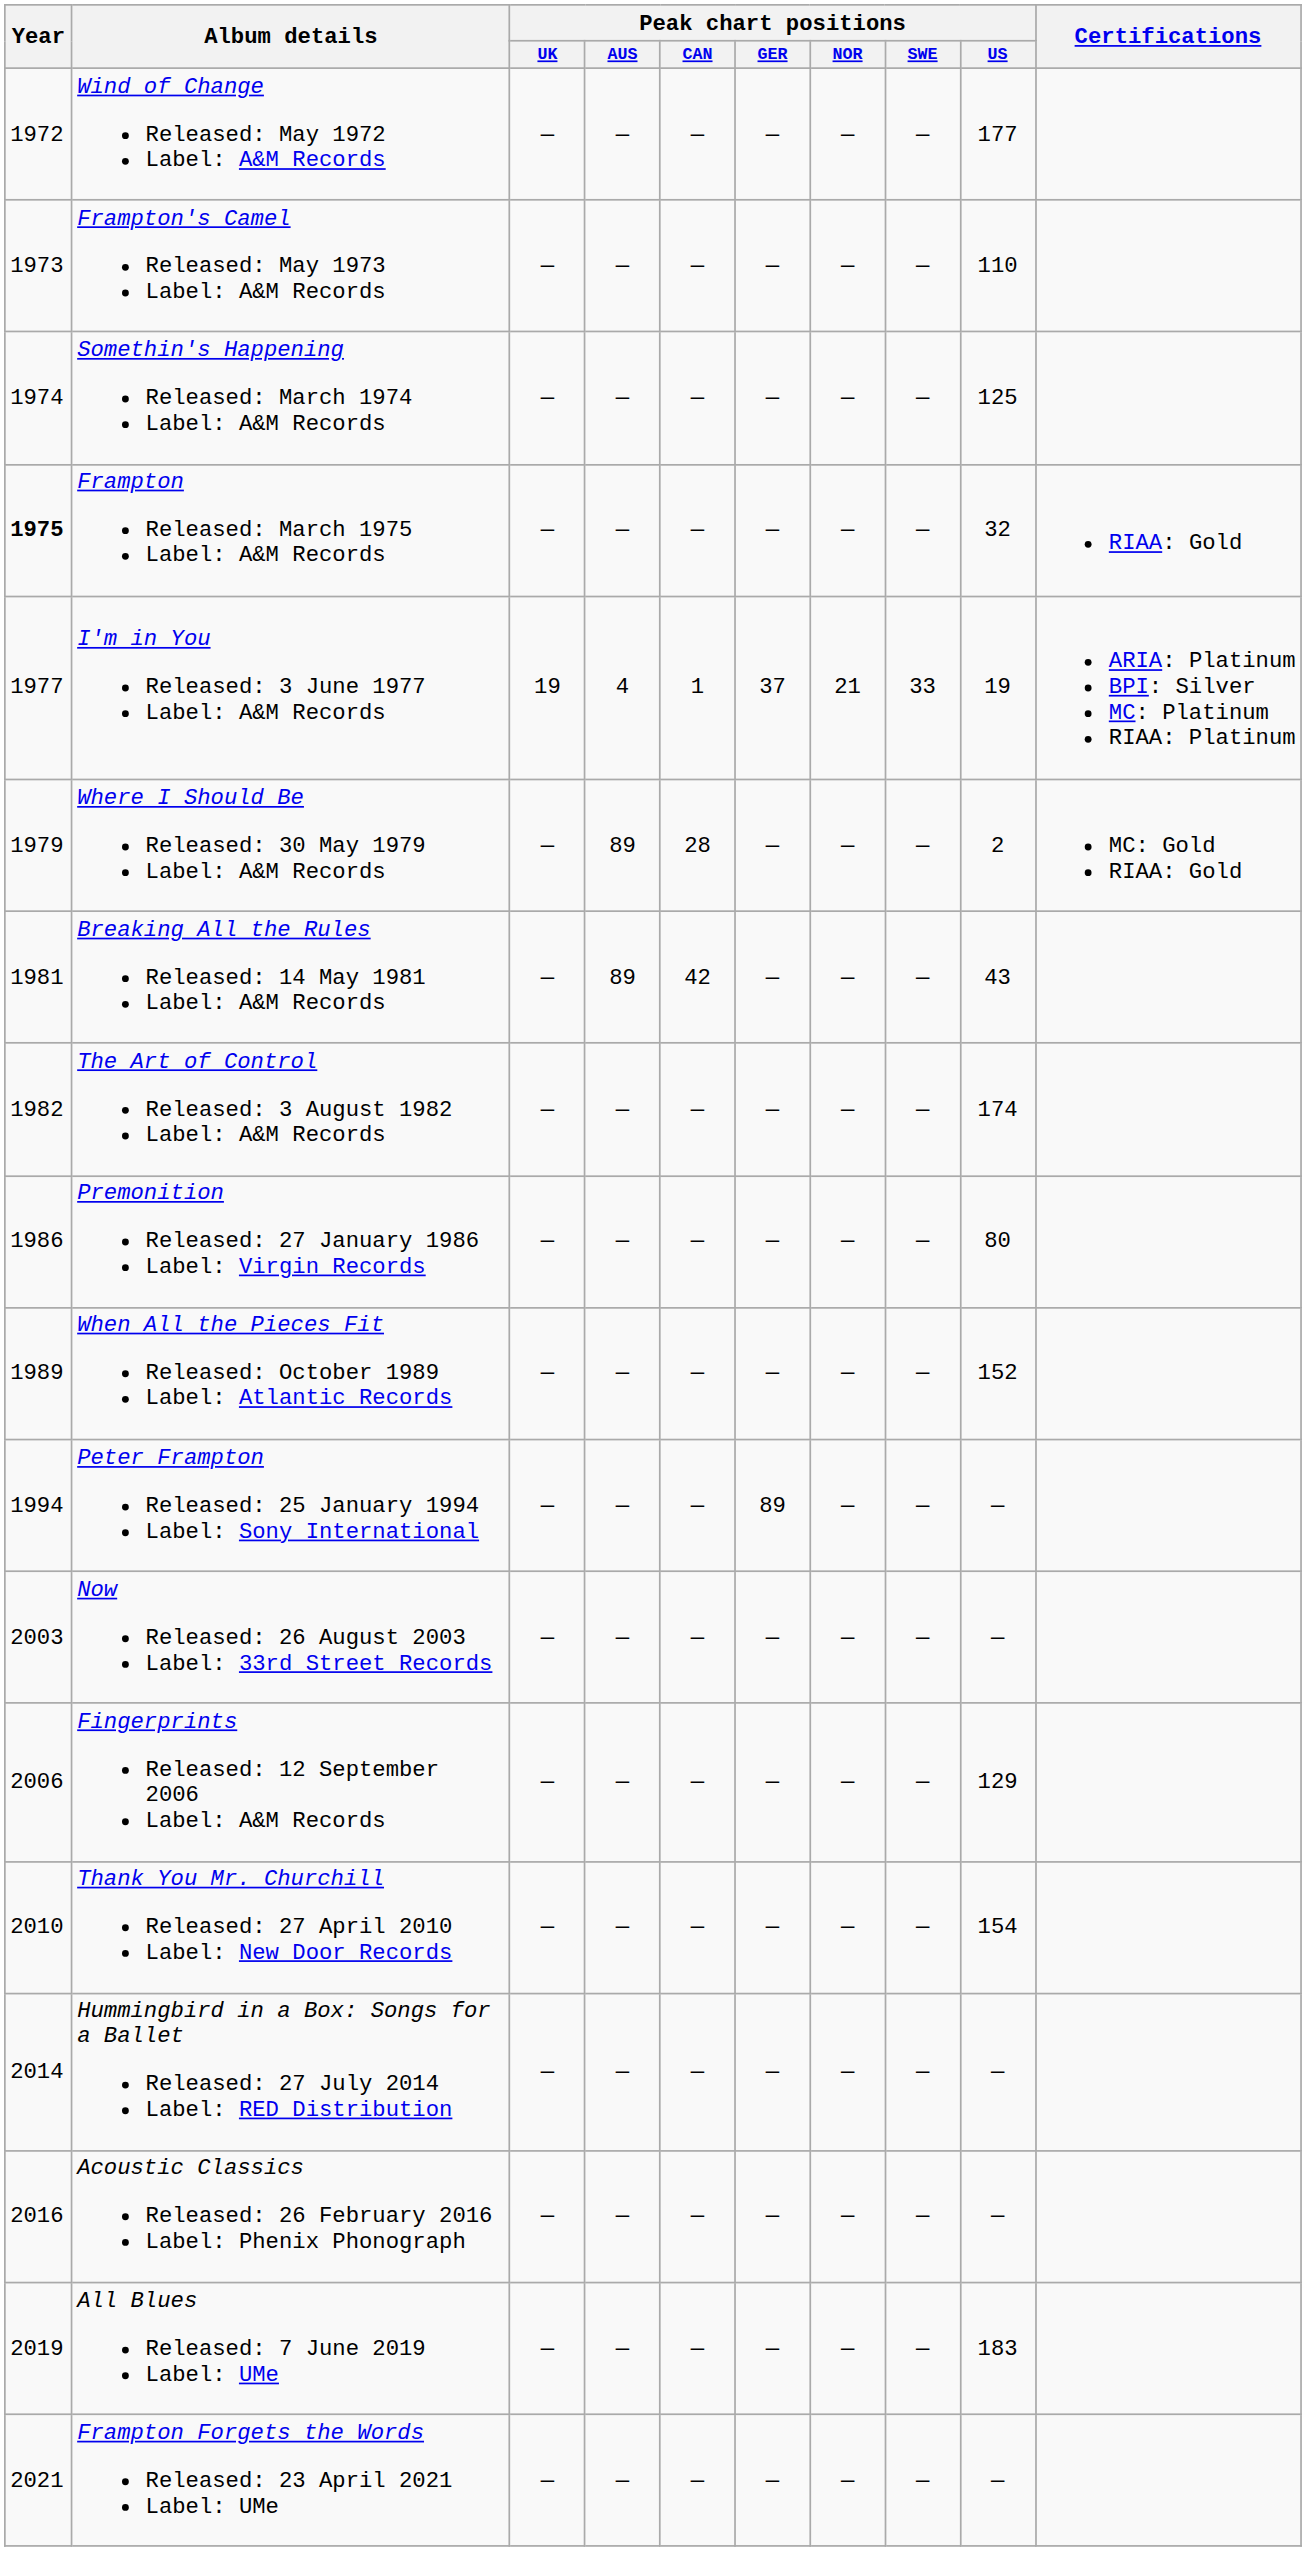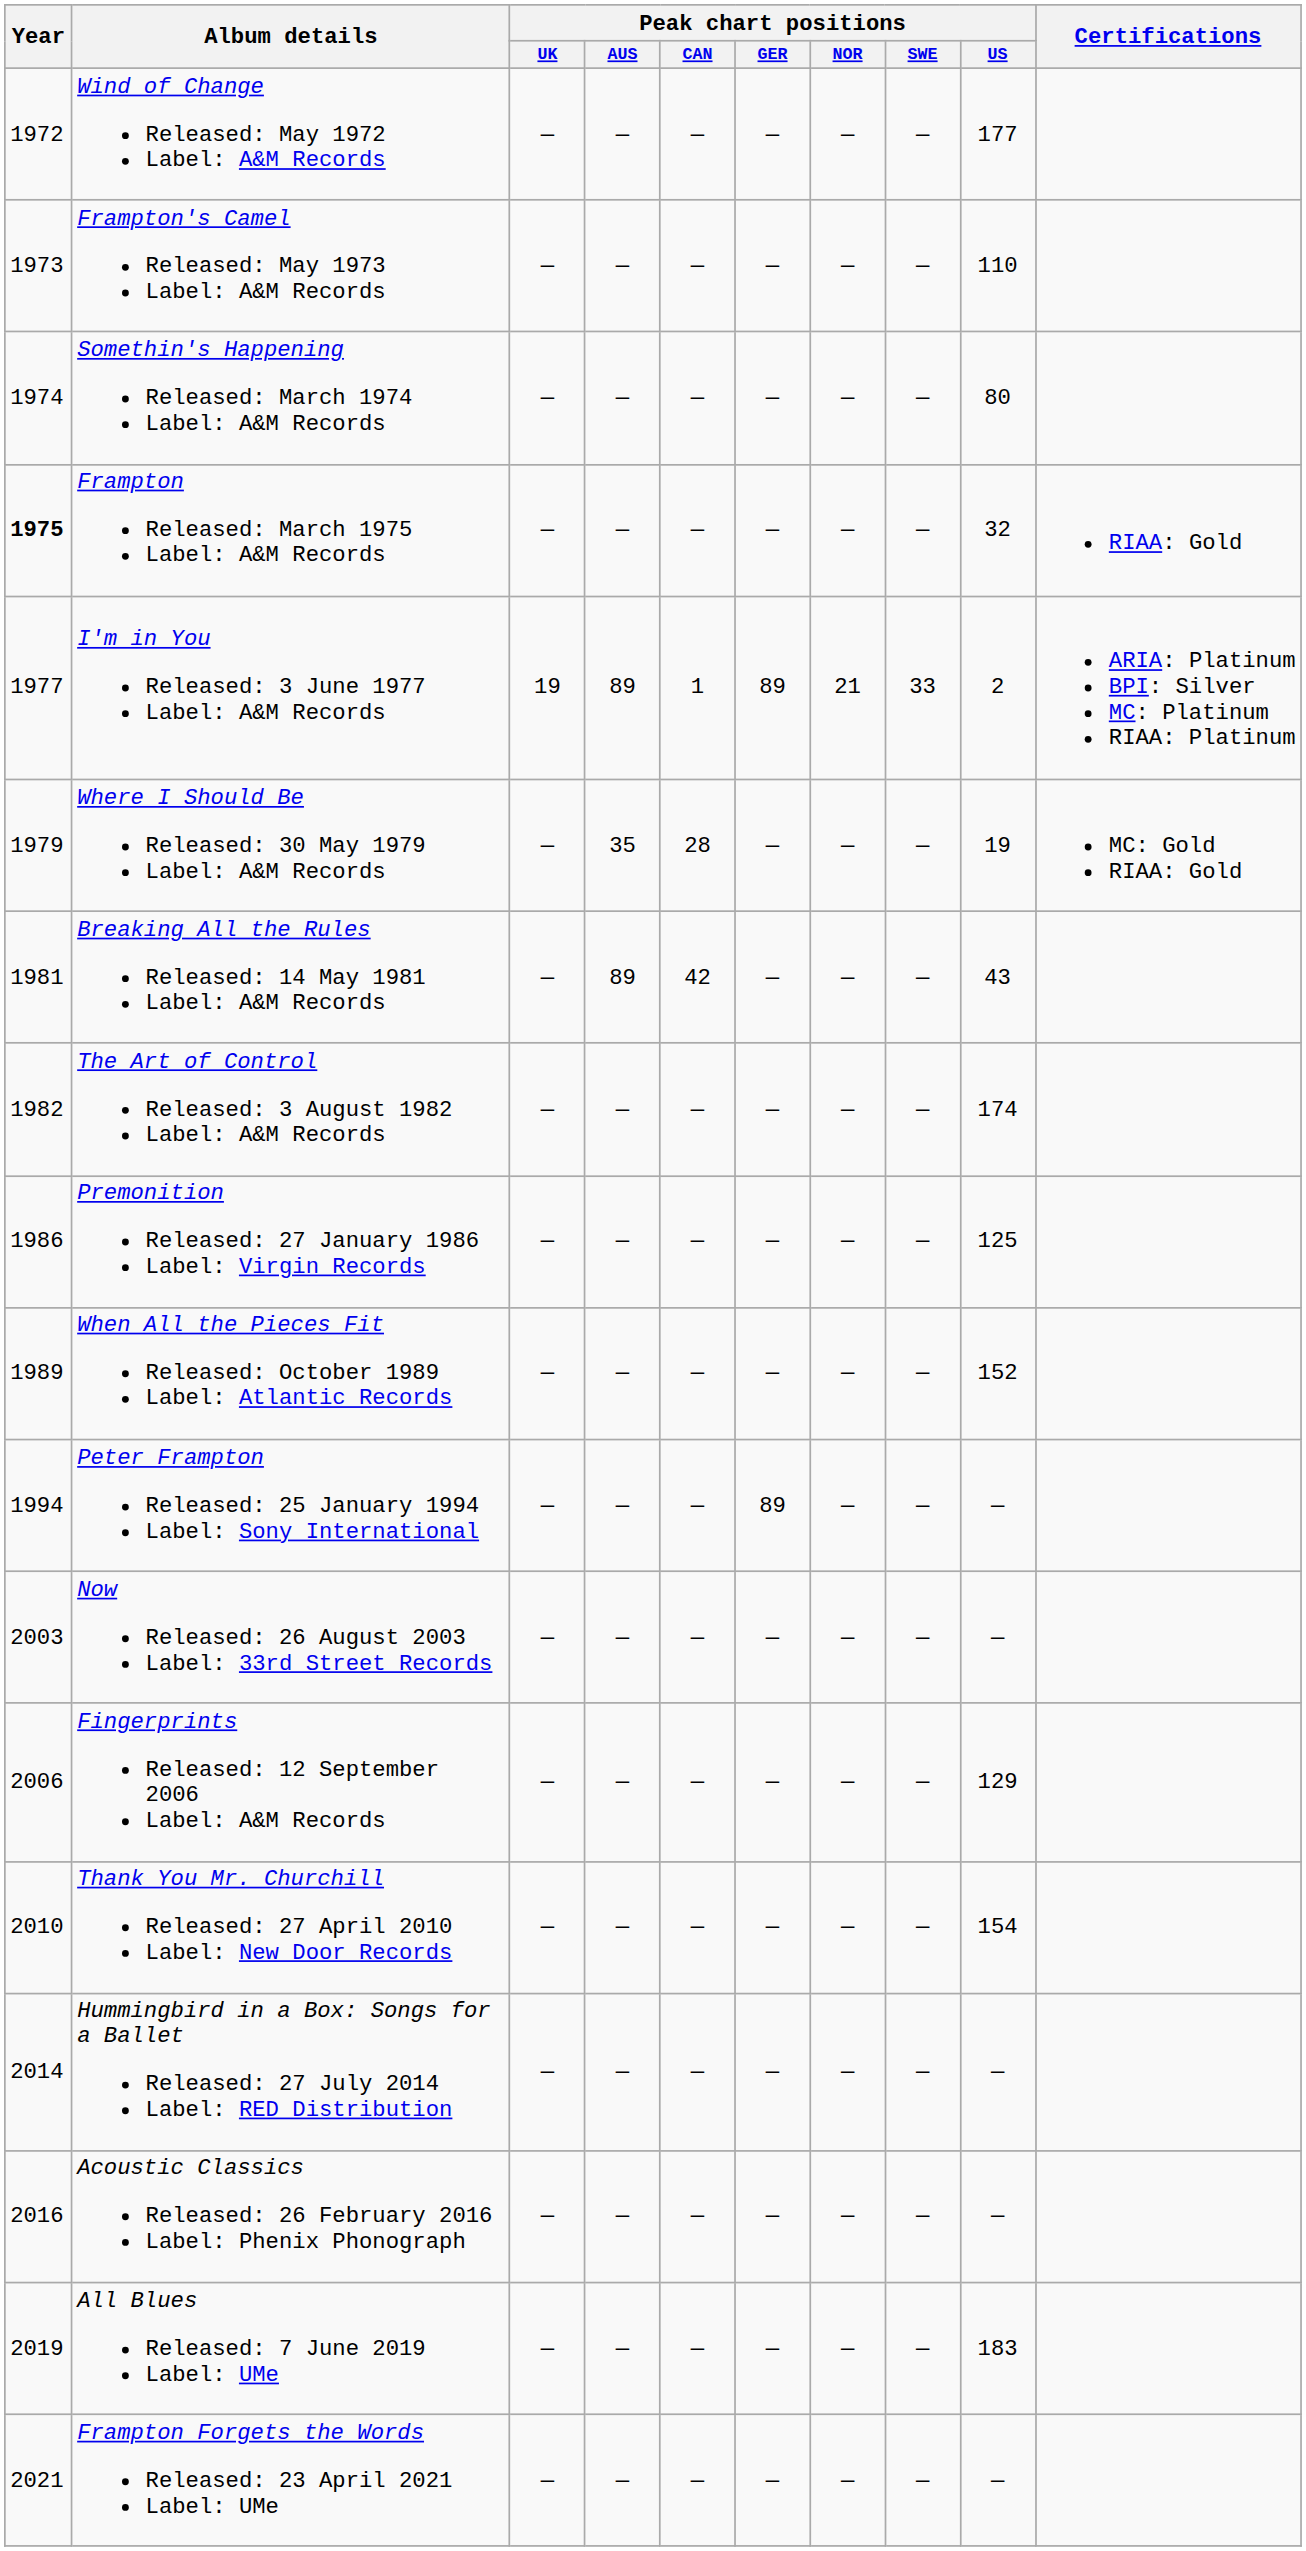(998, 398) 125 -> (998, 398) 80
(622, 688) 4 -> (622, 688) 89
(773, 688) 37 -> (773, 688) 89
(998, 688) 19 -> (998, 688) 2
(622, 845) 89 -> (622, 845) 35
(998, 845) 2 -> (998, 845) 19
(998, 1241) 80 -> (998, 1241) 125
